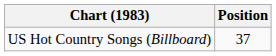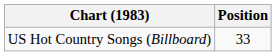(243, 39) 37 -> (243, 39) 33
